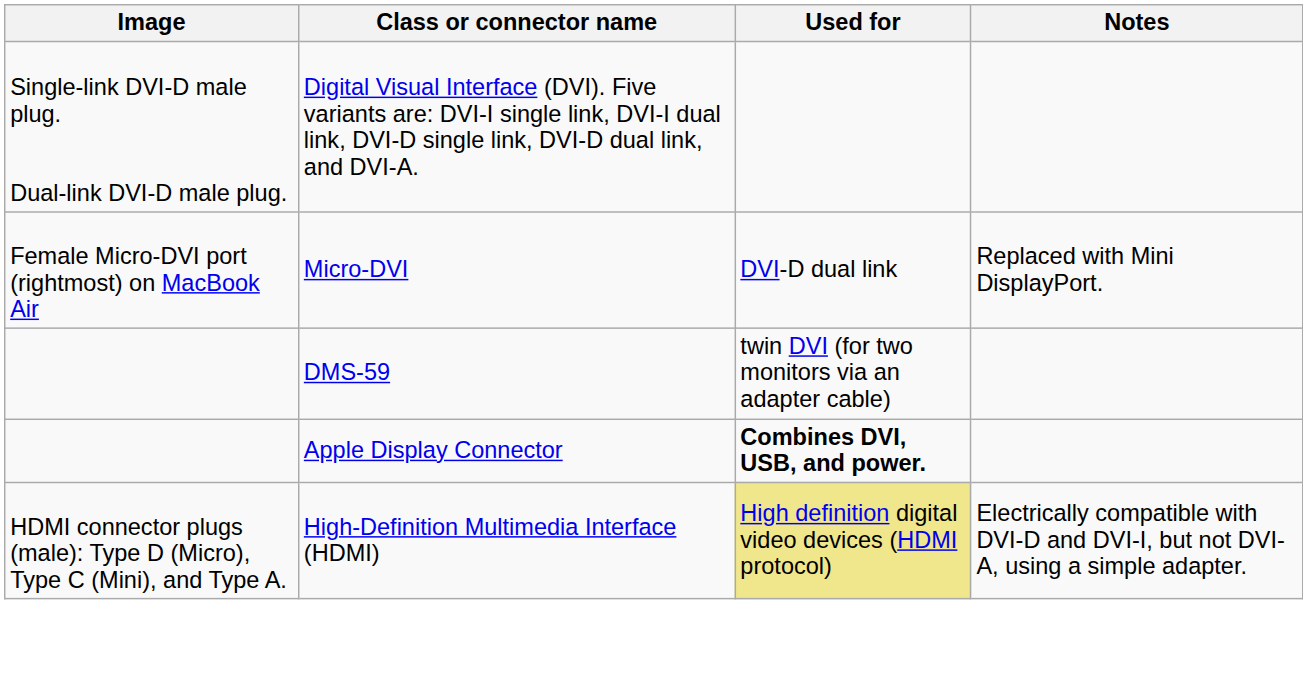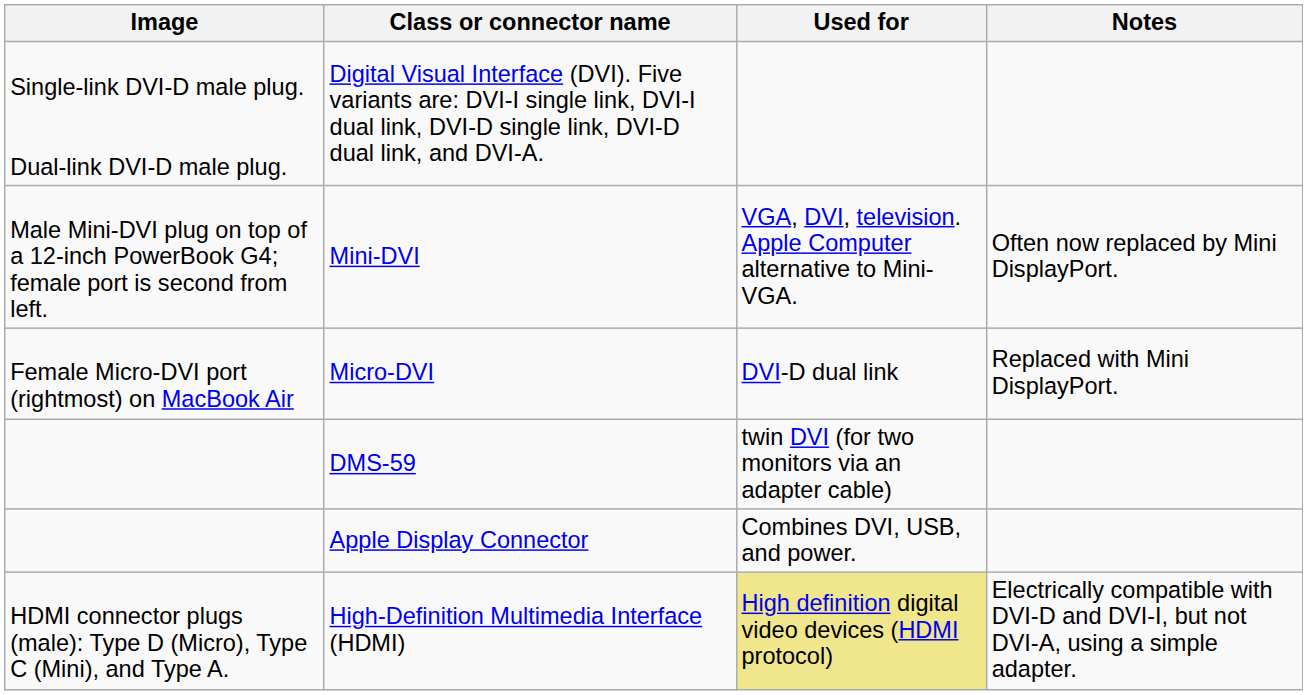+ row: (375, 256)
(833, 450) bold -> (851, 540) normal
